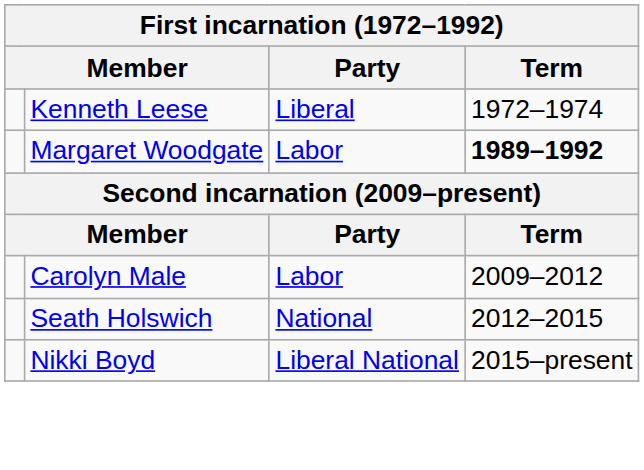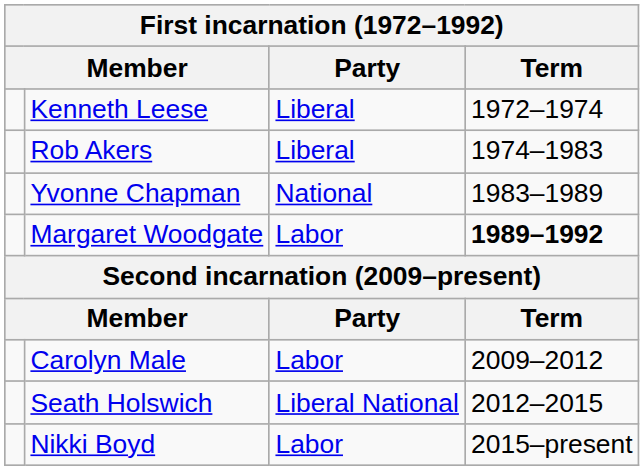+ row: (91, 151)
+ row: (135, 192)
(324, 318) National -> (367, 402) Liberal National
(367, 360) Liberal National -> (309, 444) Labor
